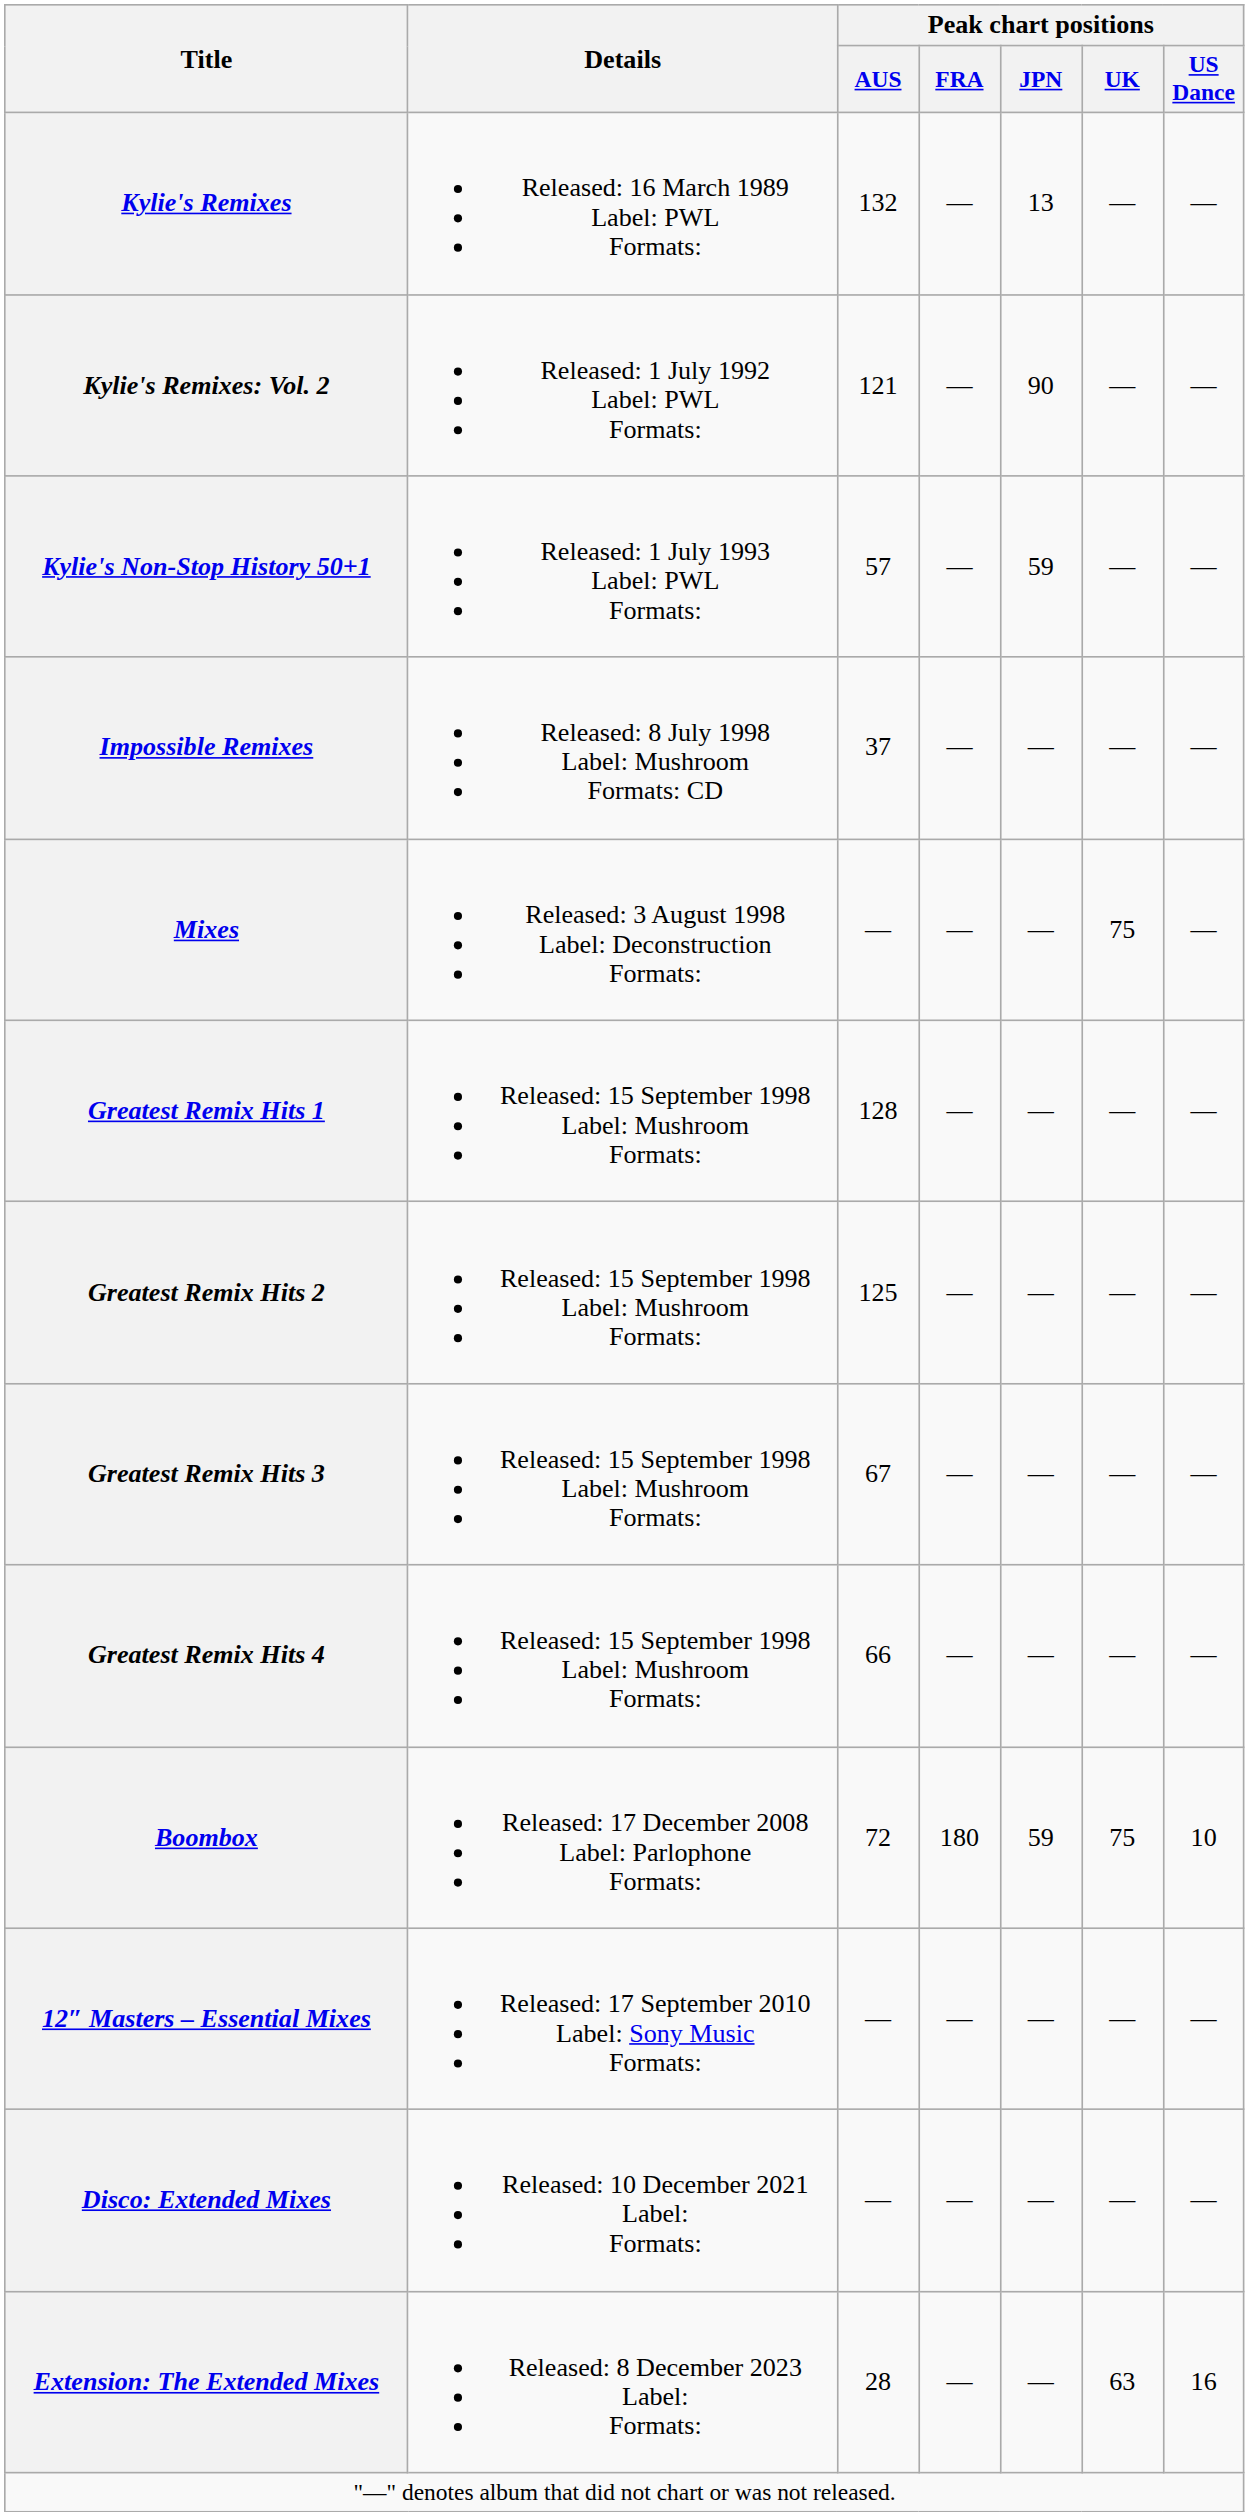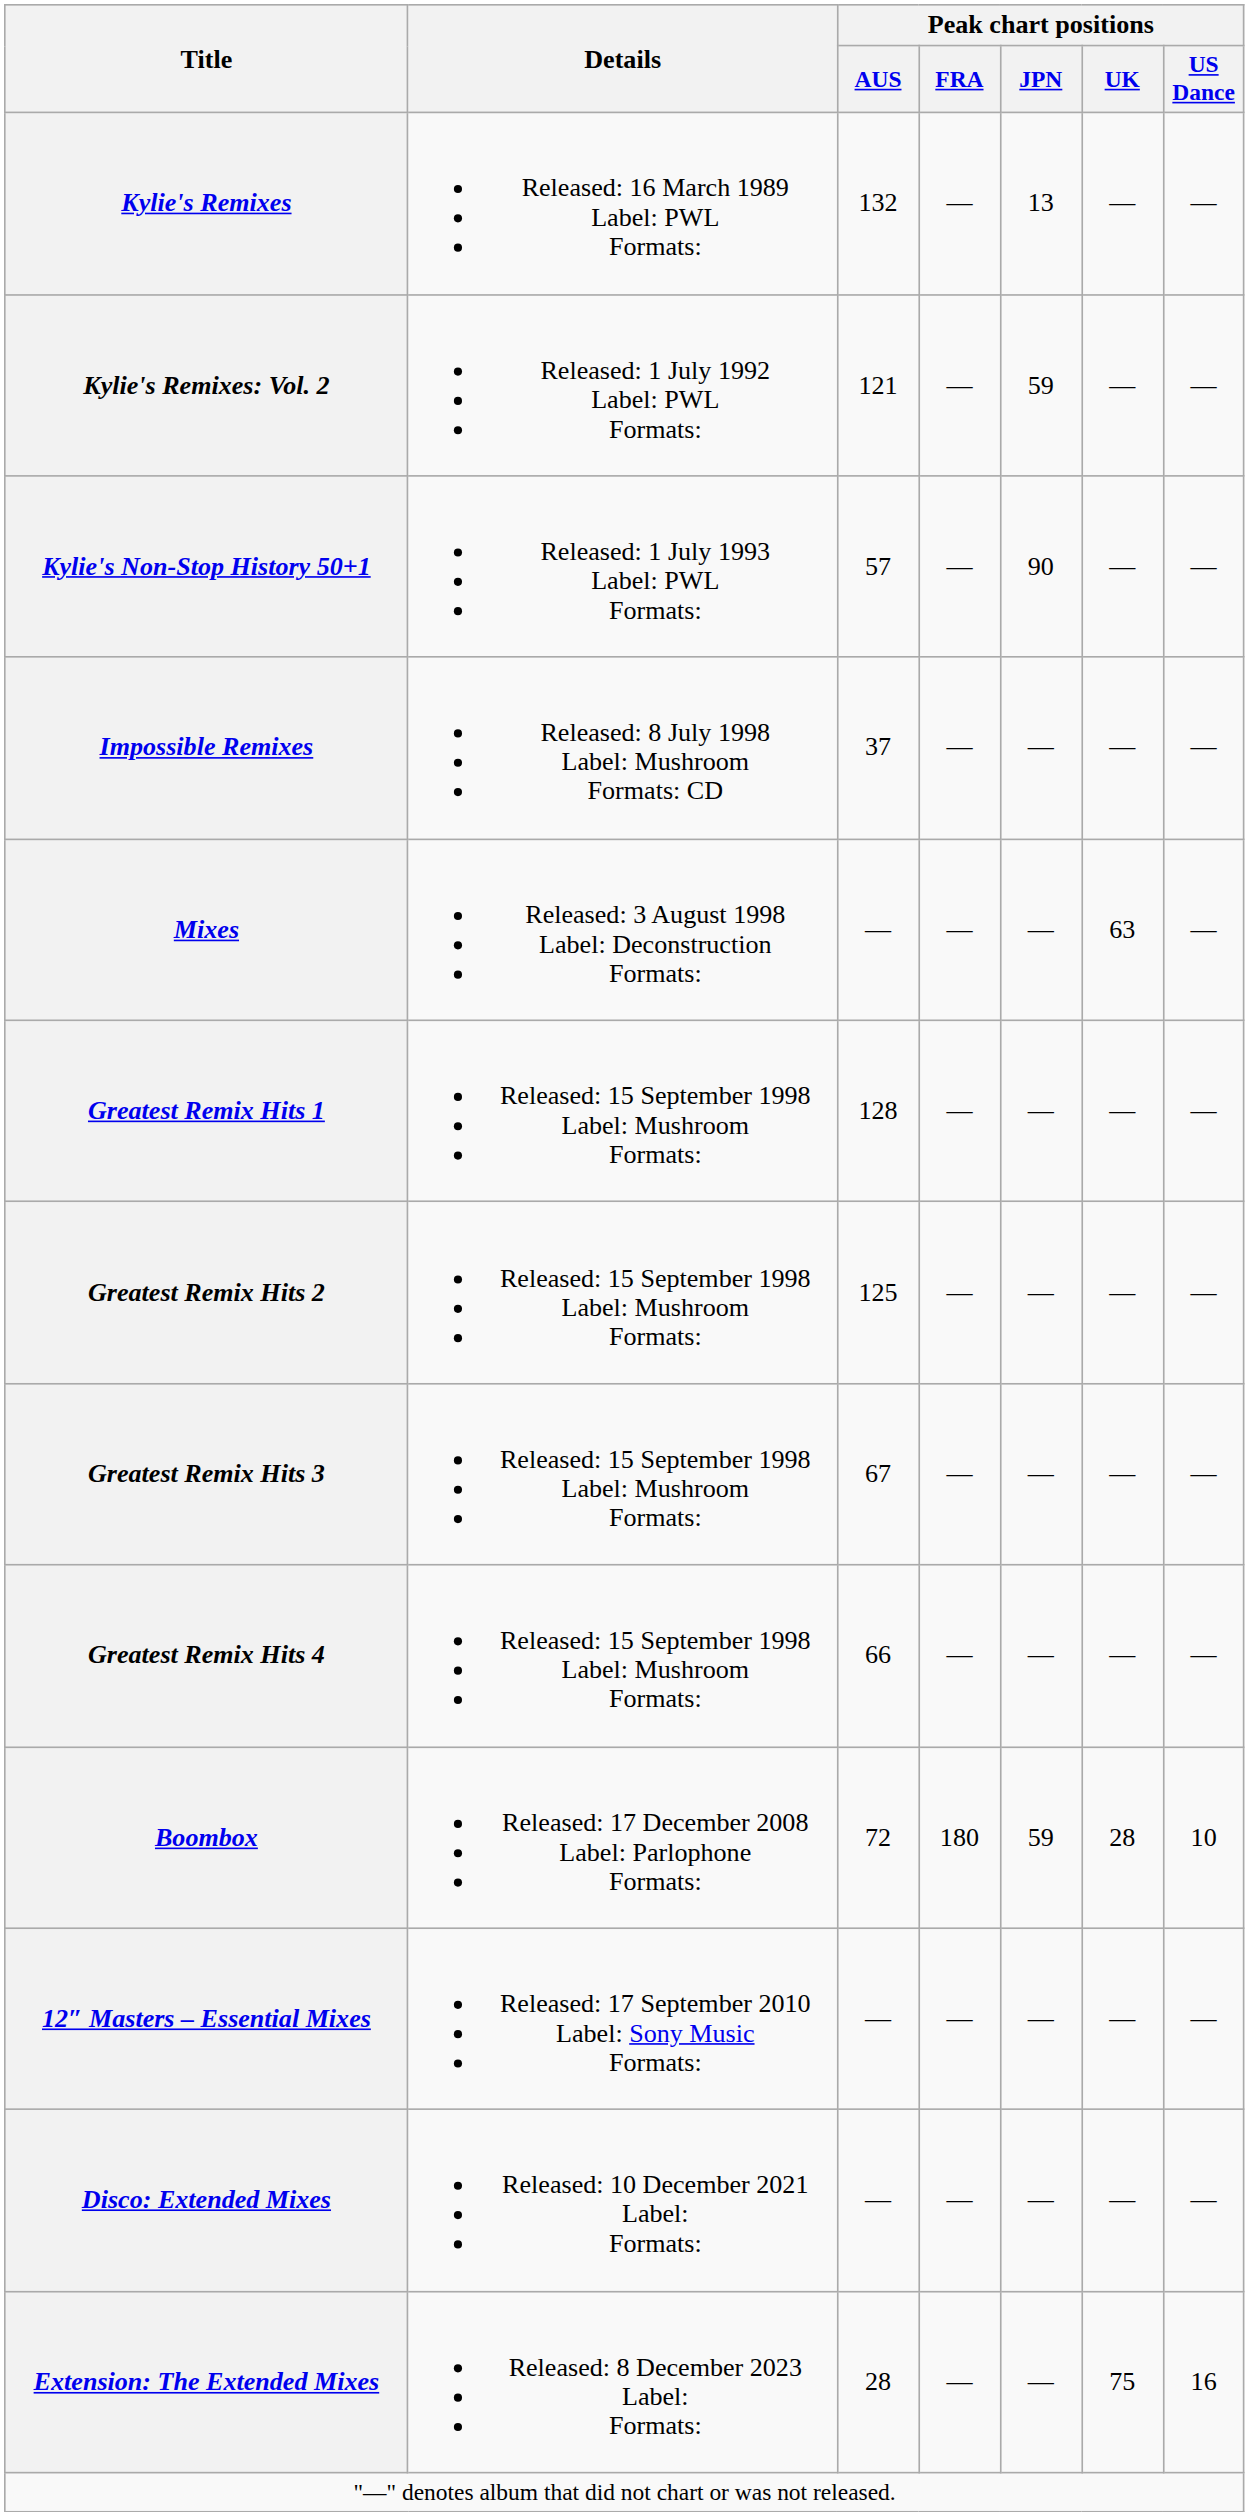(1041, 384) 90 -> (1041, 384) 59
(1041, 566) 59 -> (1041, 566) 90
(1122, 929) 75 -> (1122, 929) 63
(1122, 1836) 75 -> (1122, 1836) 28
(1122, 2381) 63 -> (1122, 2381) 75
